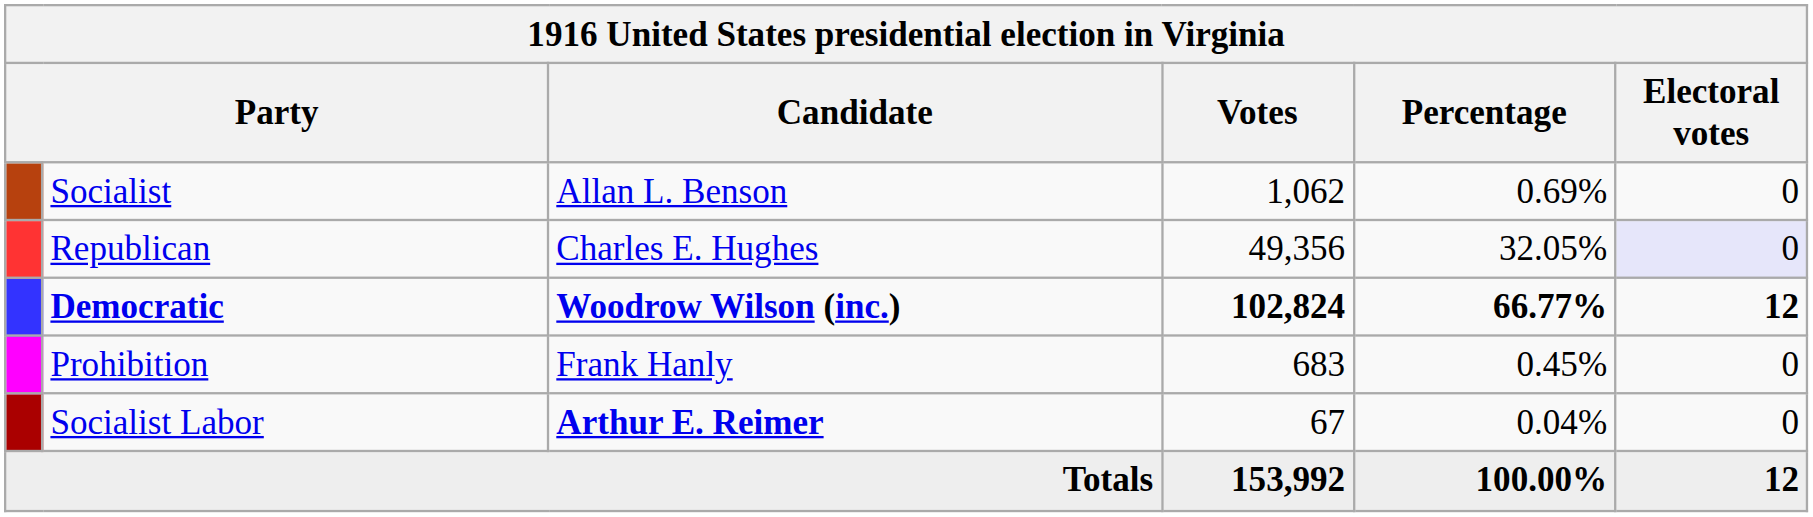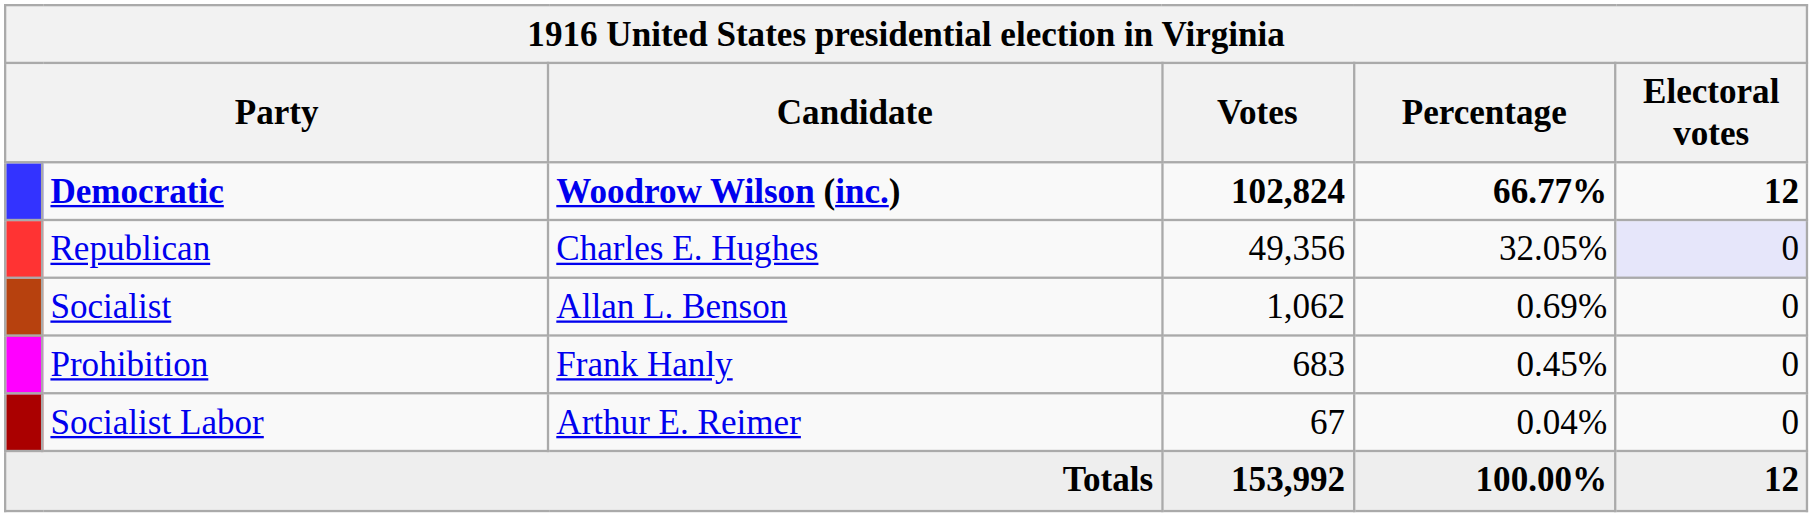rows swapped: (137, 306) <-> (111, 191)
(690, 422) bold -> (679, 422) normal
